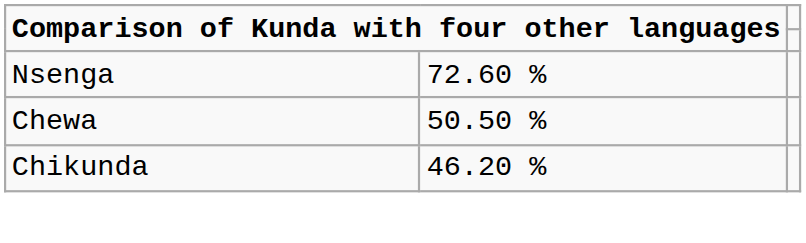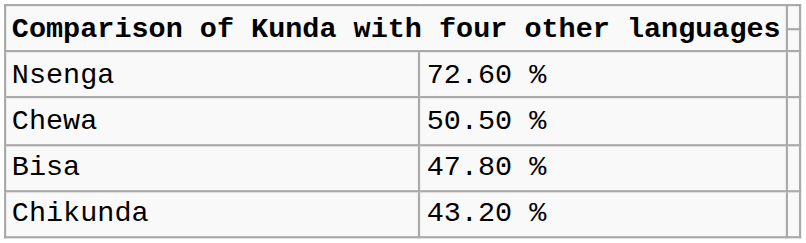+ row: (46, 167)
(486, 167) 46.20 % -> (486, 214) 43.20 %
